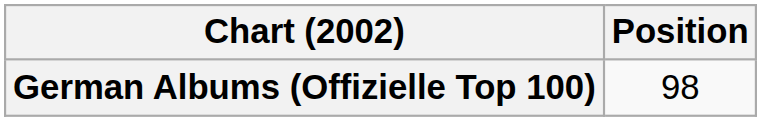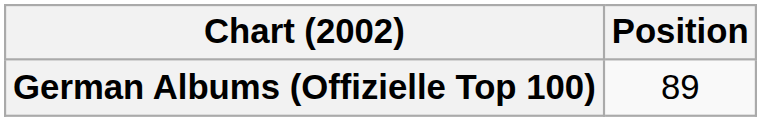(680, 87) 98 -> (680, 87) 89
